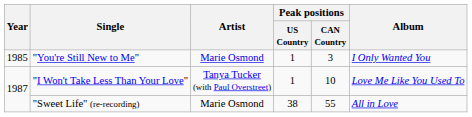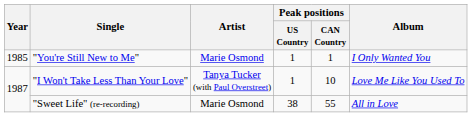(330, 58) 3 -> (330, 58) 1
